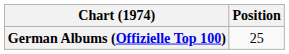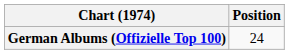(257, 37) 25 -> (257, 37) 24
